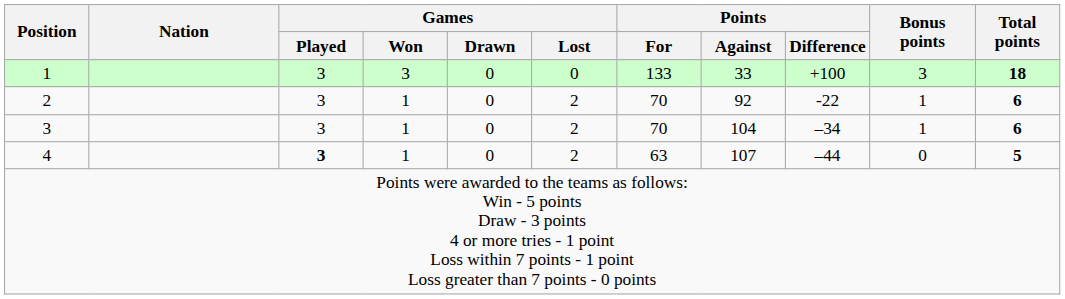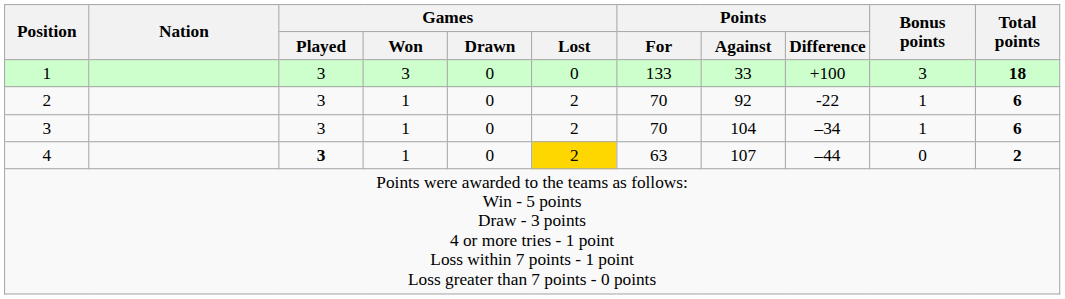(574, 155) no background -> (574, 155) gold background
(1017, 155) 5 -> (1017, 155) 2
